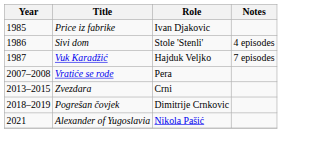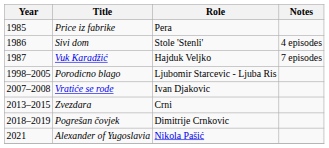(182, 27) Ivan Djakovic -> (163, 27) Pera
+ row: (88, 74)
(163, 74) Pera -> (182, 89) Ivan Djakovic
